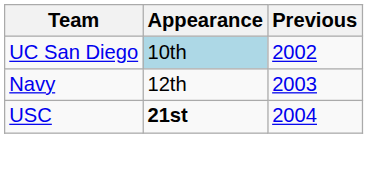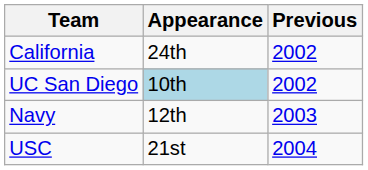+ row: (52, 52)
(168, 116) bold -> (167, 148) normal
